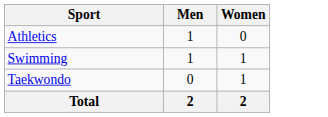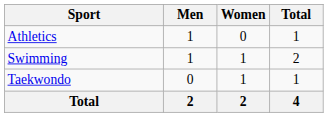+ column: (296, 15)
